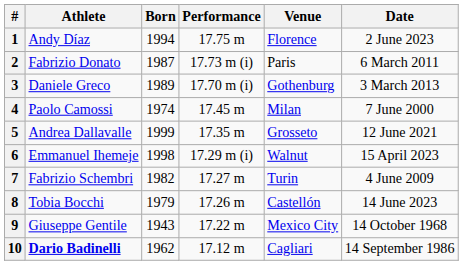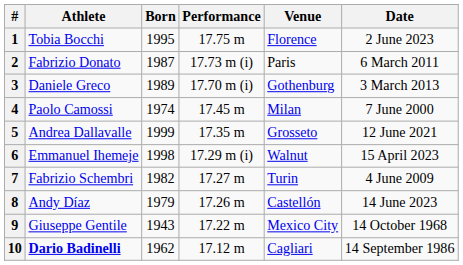(59, 39) Andy Díaz -> (66, 39) Tobia Bocchi
(160, 39) 1994 -> (160, 39) 1995
(66, 202) Tobia Bocchi -> (59, 202) Andy Díaz
